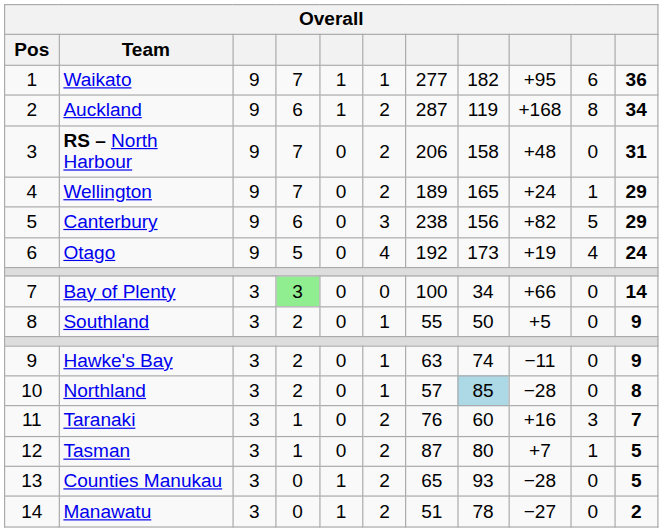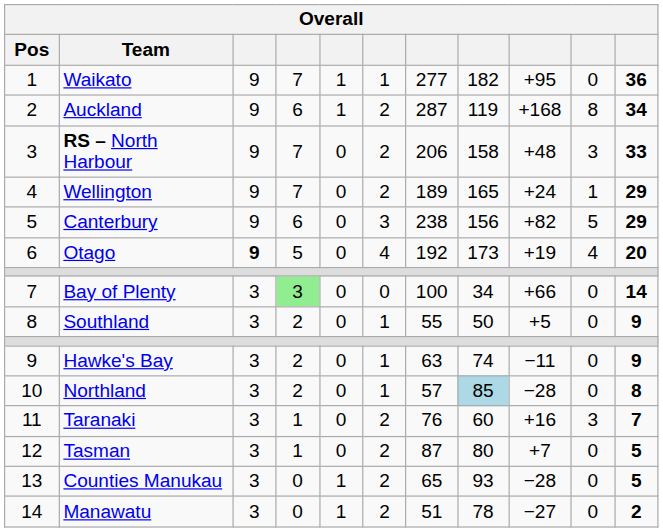(593, 79) 6 -> (593, 79) 0
(593, 151) 0 -> (593, 151) 3
(636, 151) 31 -> (636, 151) 33
(254, 252) normal -> (254, 252) bold
(636, 252) 24 -> (636, 252) 20
(593, 451) 1 -> (593, 451) 0
